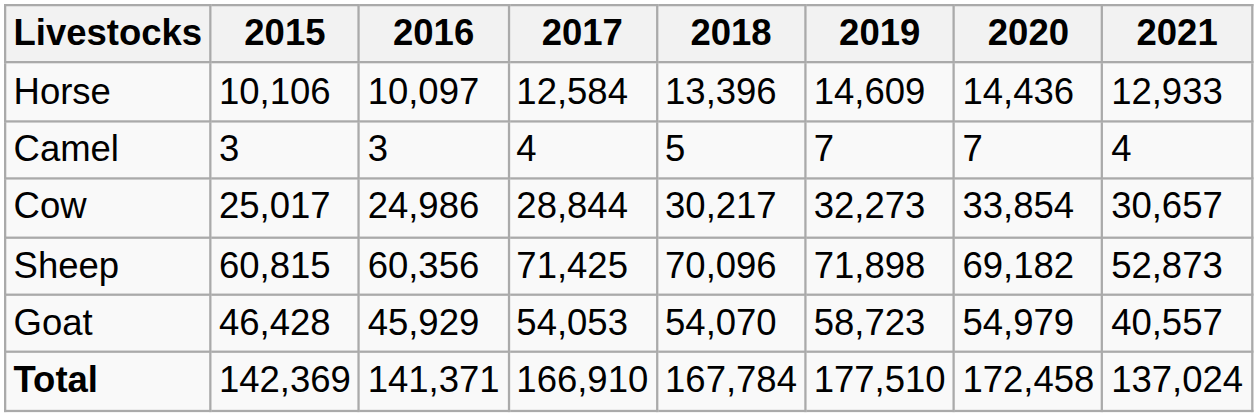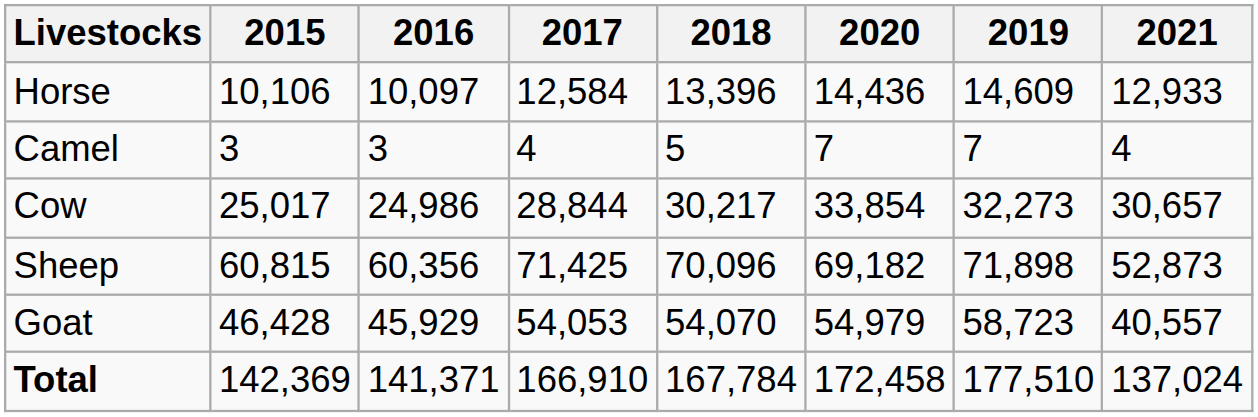columns swapped: (880, 33) <-> (1028, 33)
